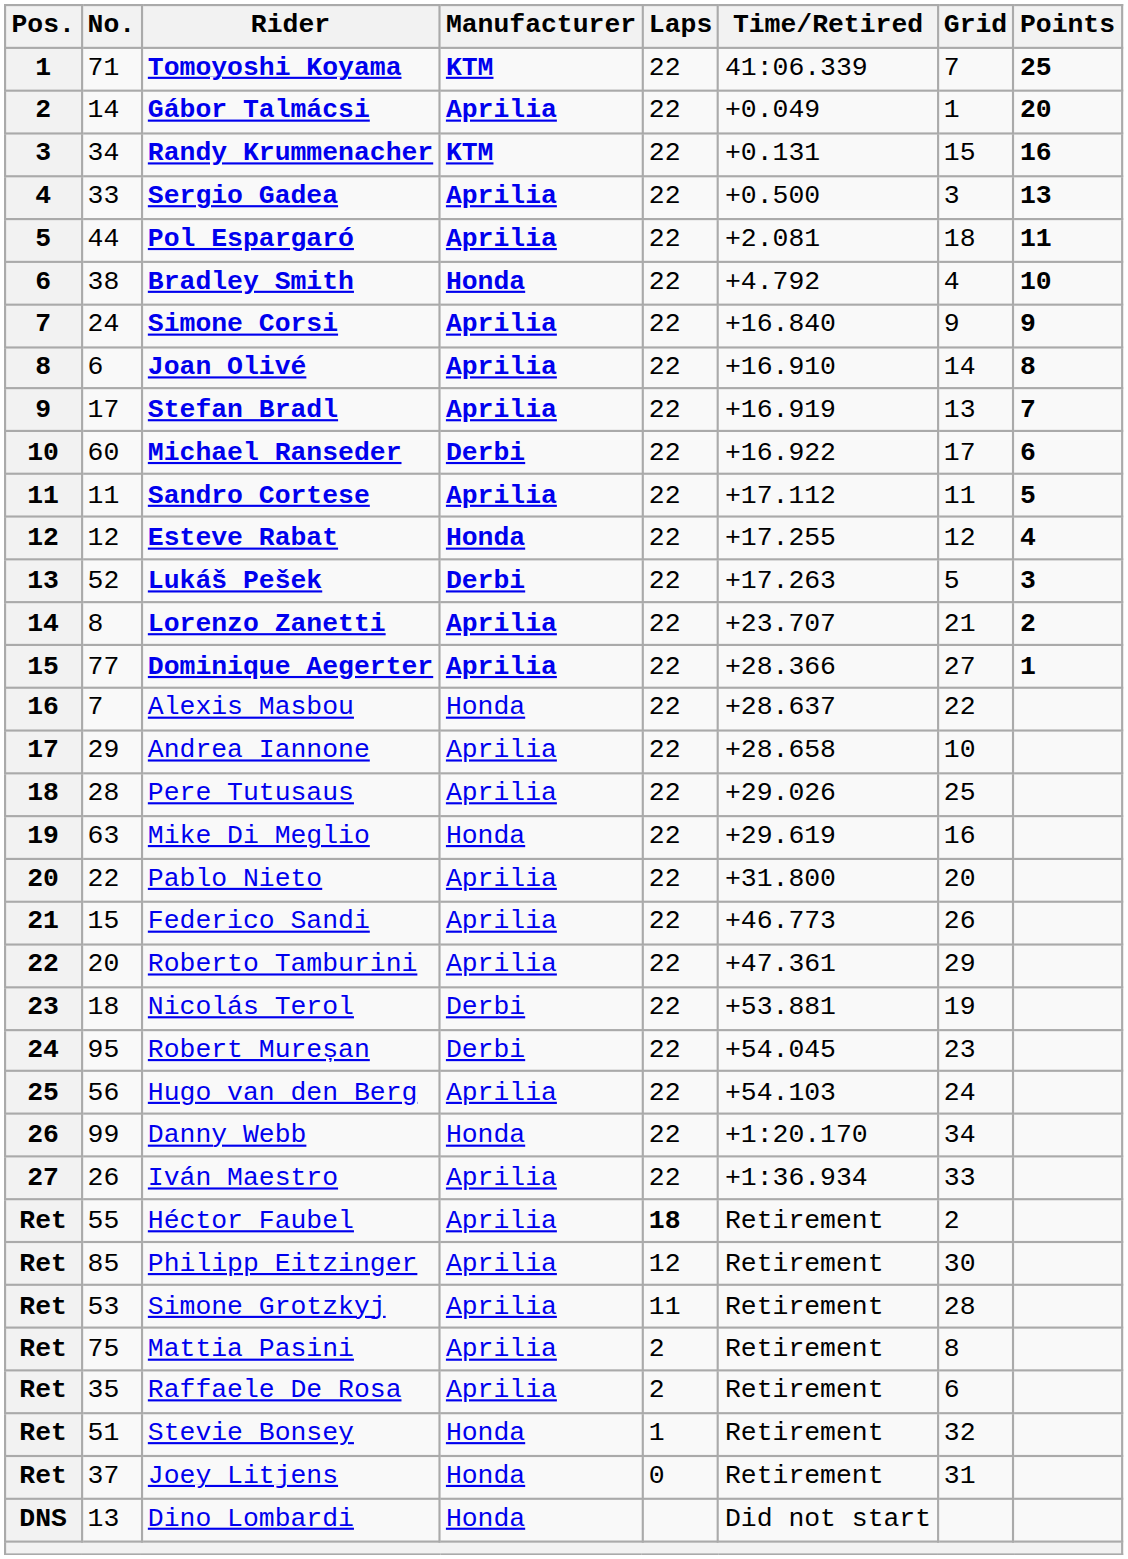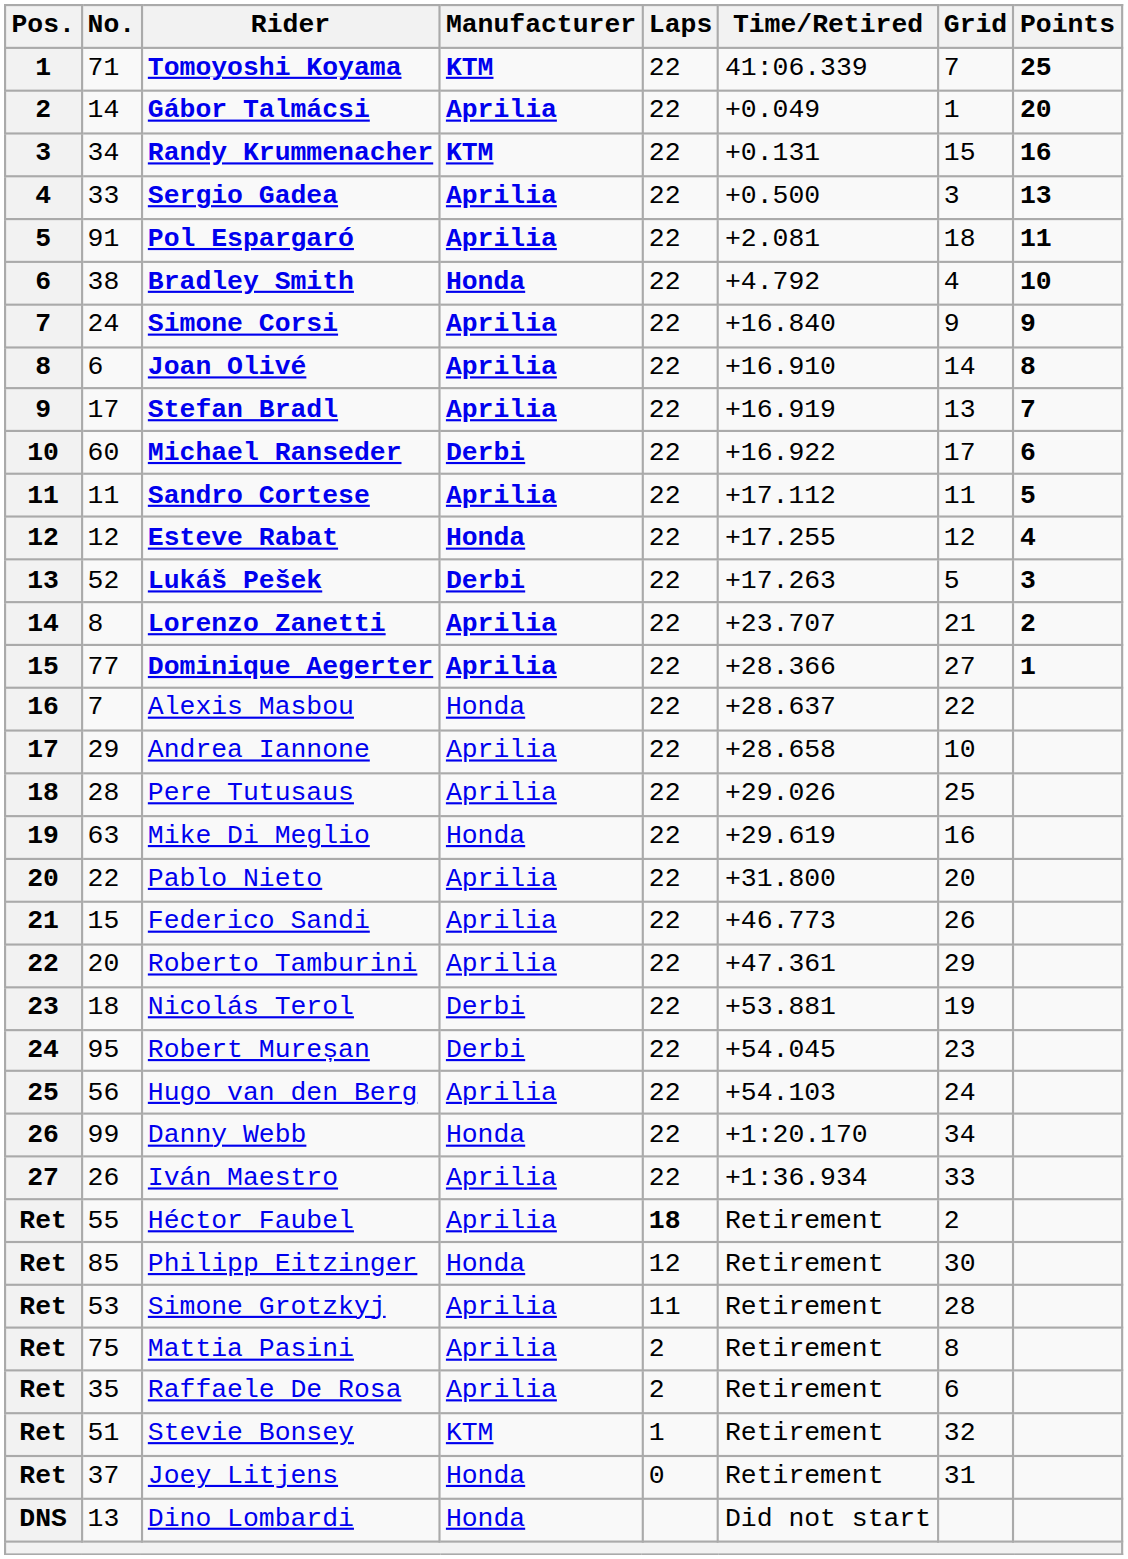(103, 240) 44 -> (103, 240) 91
(501, 1264) Aprilia -> (486, 1264) Honda
(486, 1435) Honda -> (470, 1435) KTM
